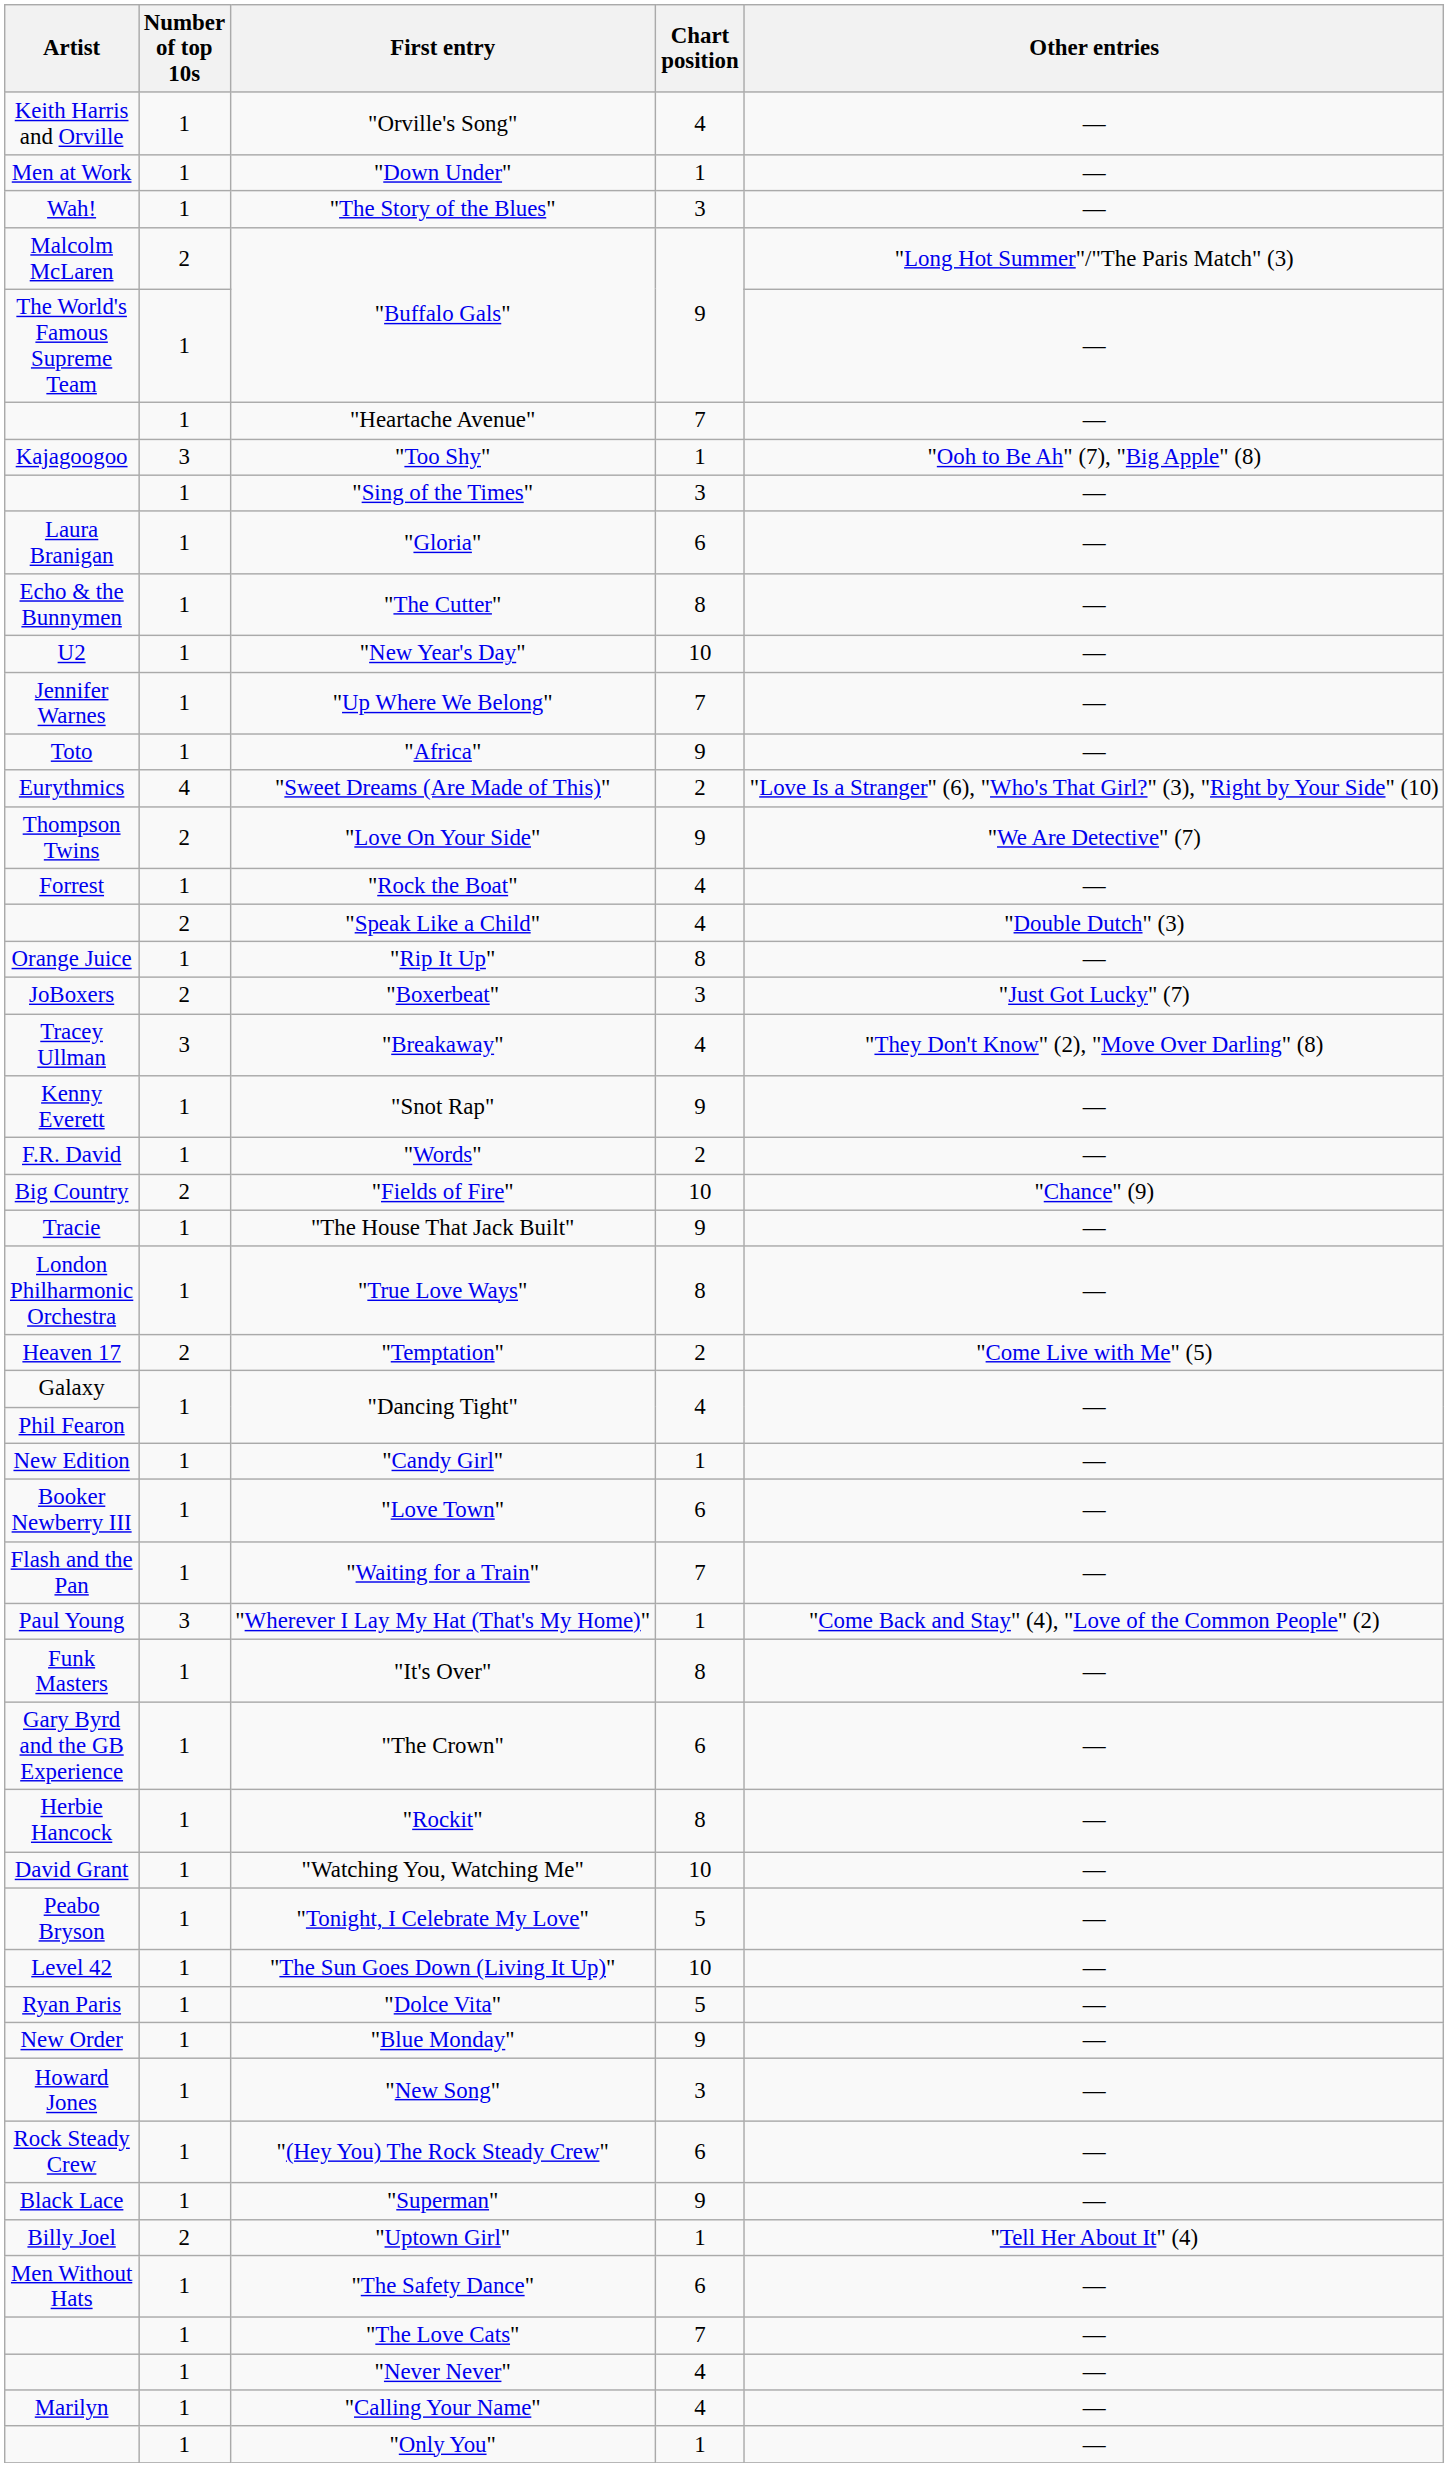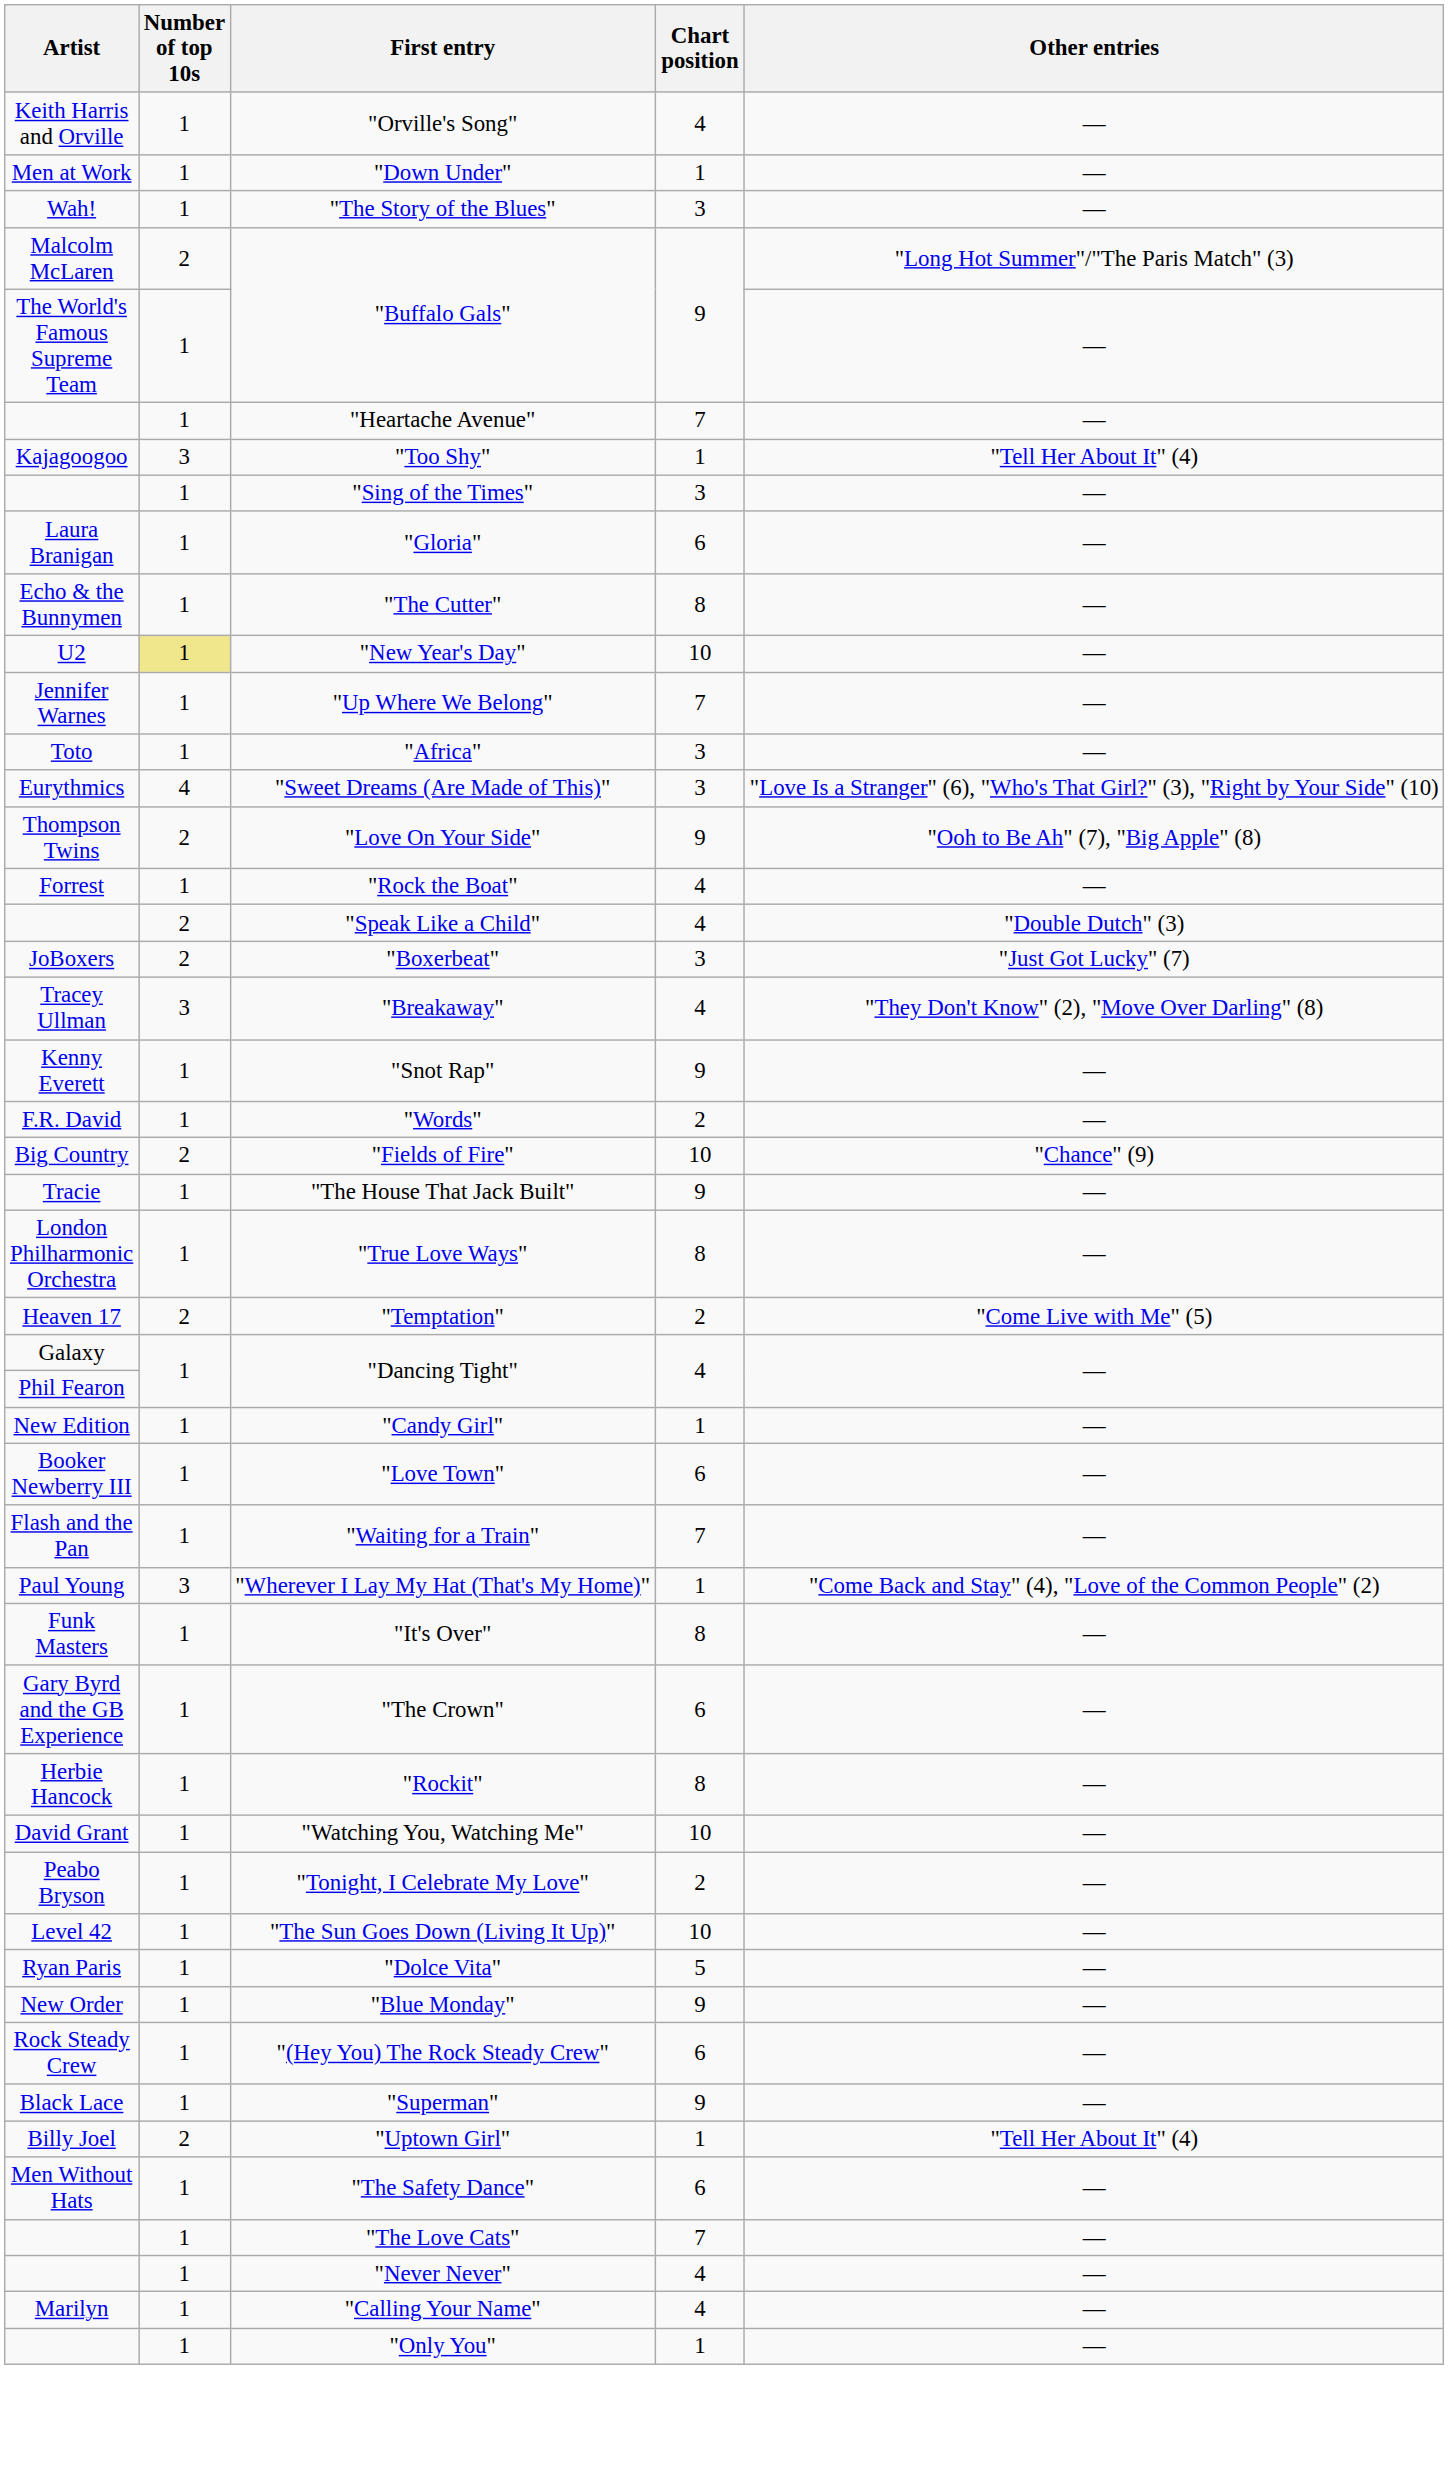(1094, 456) "Ooh to Be Ah" (7), "Big Apple" (8) -> (1094, 456) "Tell Her About It" (4)
(184, 653) no background -> (184, 653) khaki background
(700, 751) 9 -> (700, 751) 3
(700, 788) 2 -> (700, 788) 3
(1094, 837) "We Are Detective" (7) -> (1094, 837) "Ooh to Be Ah" (7), "Big Apple" (8)
- row: (72, 958)
(700, 1918) 5 -> (700, 1882) 2
- row: (72, 2089)
